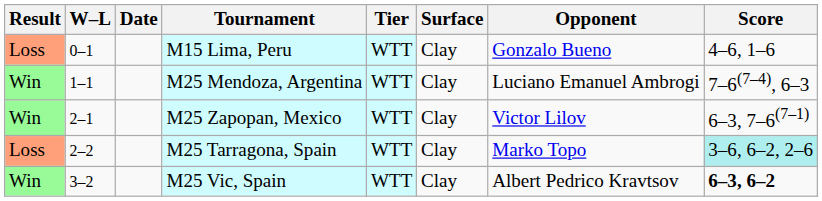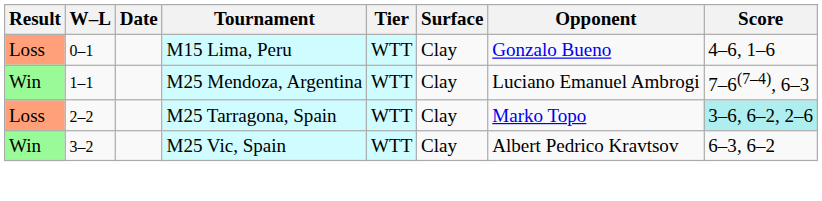- row: (254, 117)
(742, 180) bold -> (742, 145) normal
